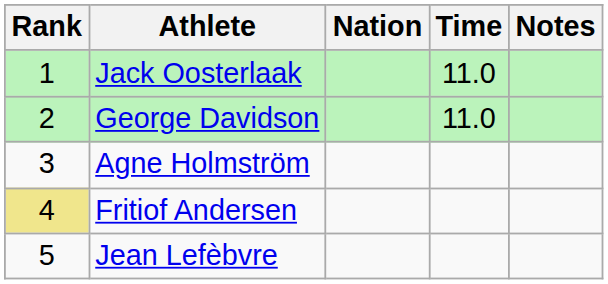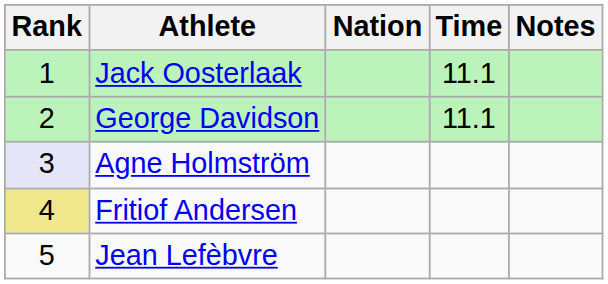(469, 73) 11.0 -> (469, 73) 11.1
(469, 118) 11.0 -> (469, 118) 11.1
(47, 164) no background -> (47, 164) lavender background
